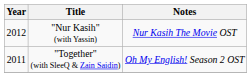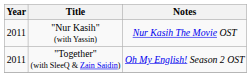(16, 33) 2012 -> (16, 33) 2011
